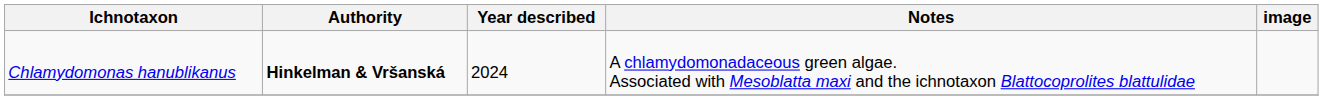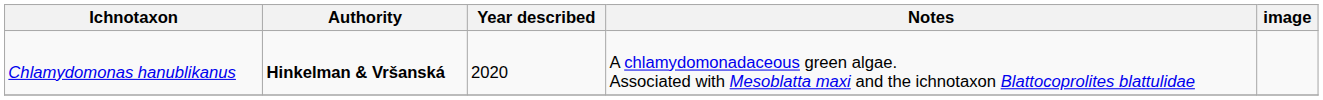(489, 72) 2024 -> (489, 72) 2020
